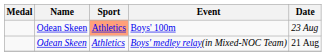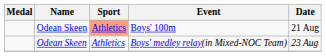(305, 28) 23 Aug -> (305, 28) 21 Aug
(305, 44) 21 Aug -> (305, 44) 23 Aug
